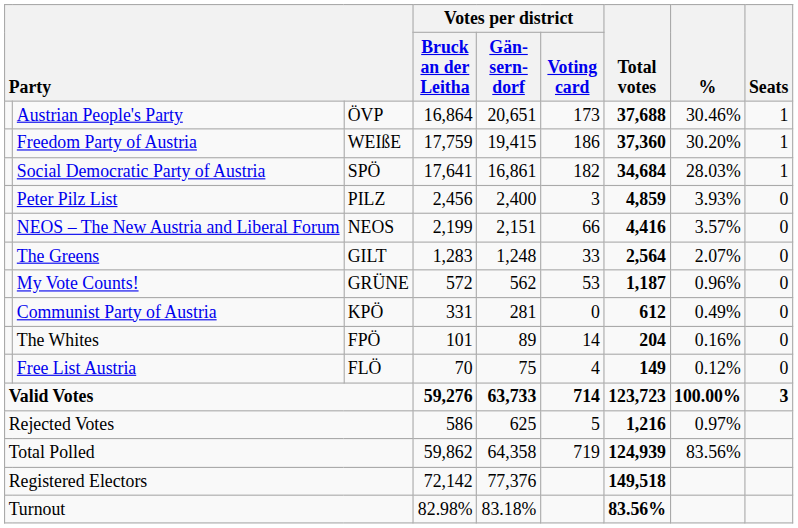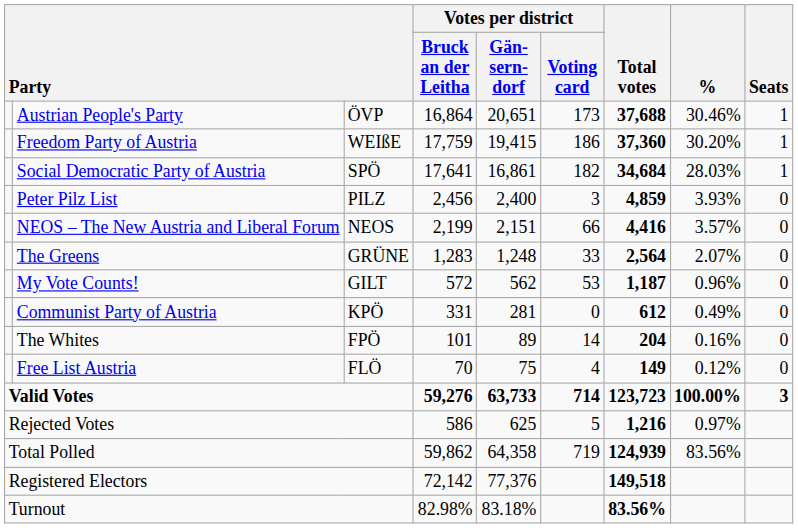(367, 255) GILT -> (378, 255) GRÜNE
(378, 283) GRÜNE -> (367, 283) GILT
